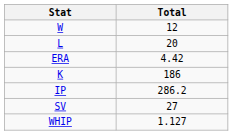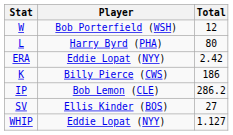+ column: (116, 12)
(172, 44) 20 -> (211, 44) 80
(172, 59) 4.42 -> (211, 59) 2.42
